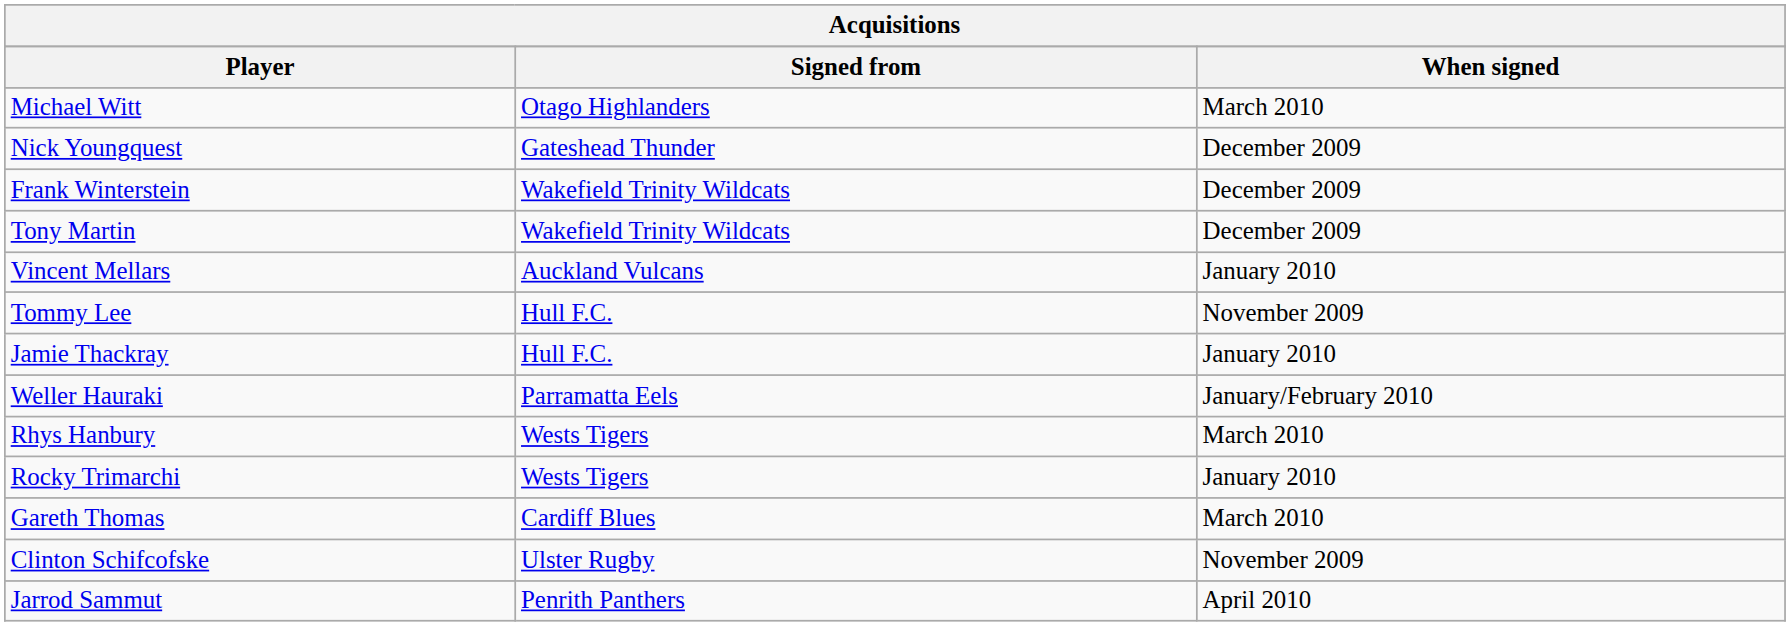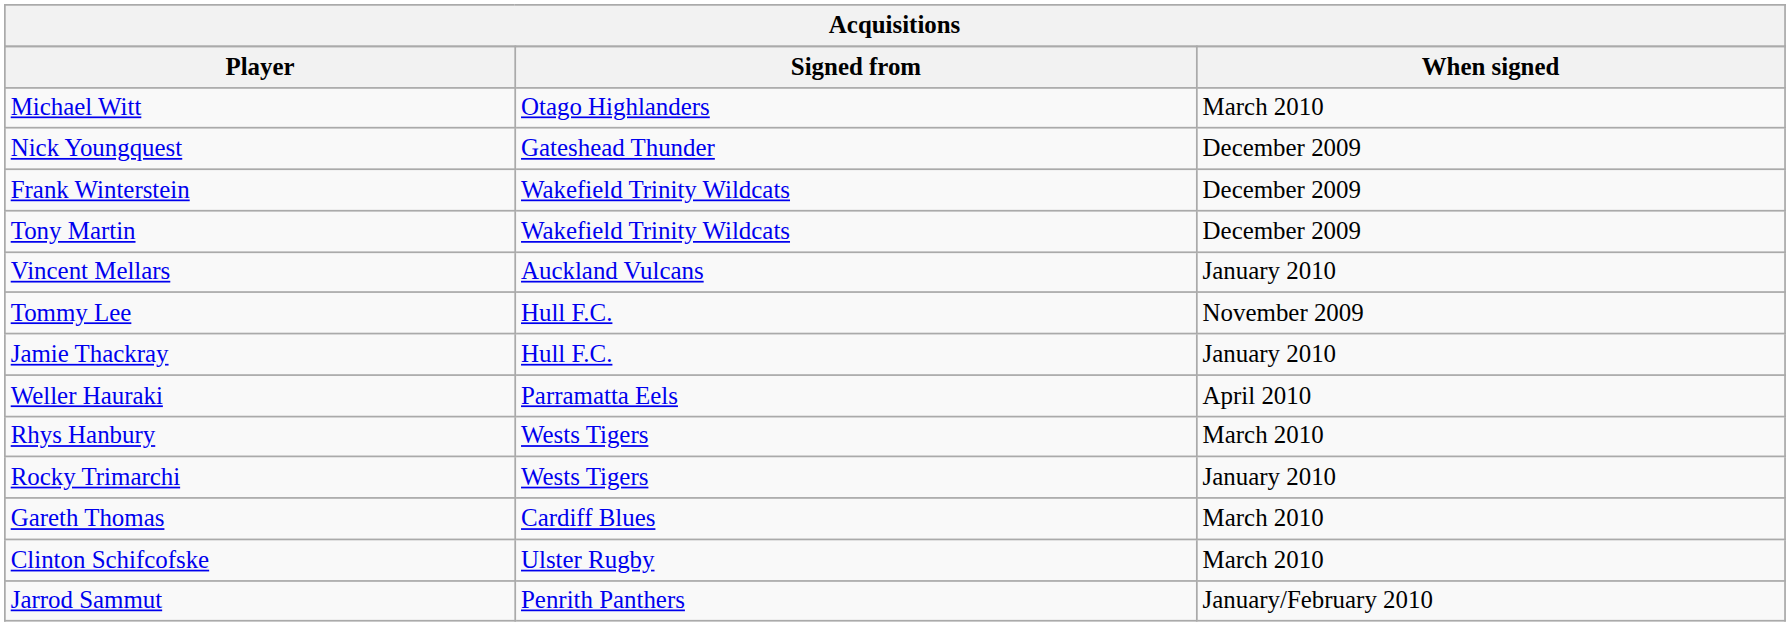(1318, 395) January/February 2010 -> (1257, 395) April 2010
(1283, 559) November 2009 -> (1263, 559) March 2010
(1257, 600) April 2010 -> (1318, 600) January/February 2010
